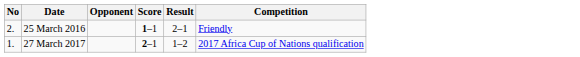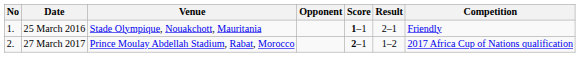+ column: (192, 12)
(10, 28) 2. -> (10, 28) 1.
(10, 44) 1. -> (10, 44) 2.
